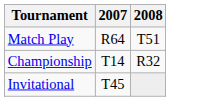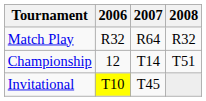+ column: (113, 15)
(148, 38) T51 -> (184, 38) R32
(148, 61) R32 -> (184, 61) T51
